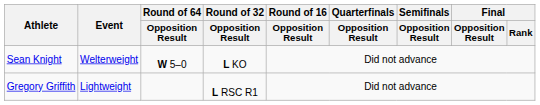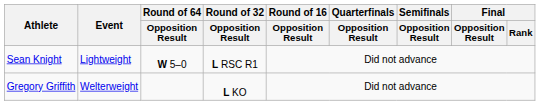(109, 60) Welterweight -> (106, 60) Lightweight
(235, 65) L KO -> (235, 65) L RSC R1
(106, 87) Lightweight -> (109, 87) Welterweight
(235, 92) L RSC R1 -> (235, 92) L KO
